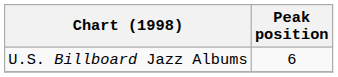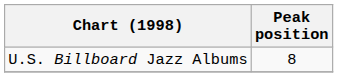(292, 60) 6 -> (292, 60) 8
